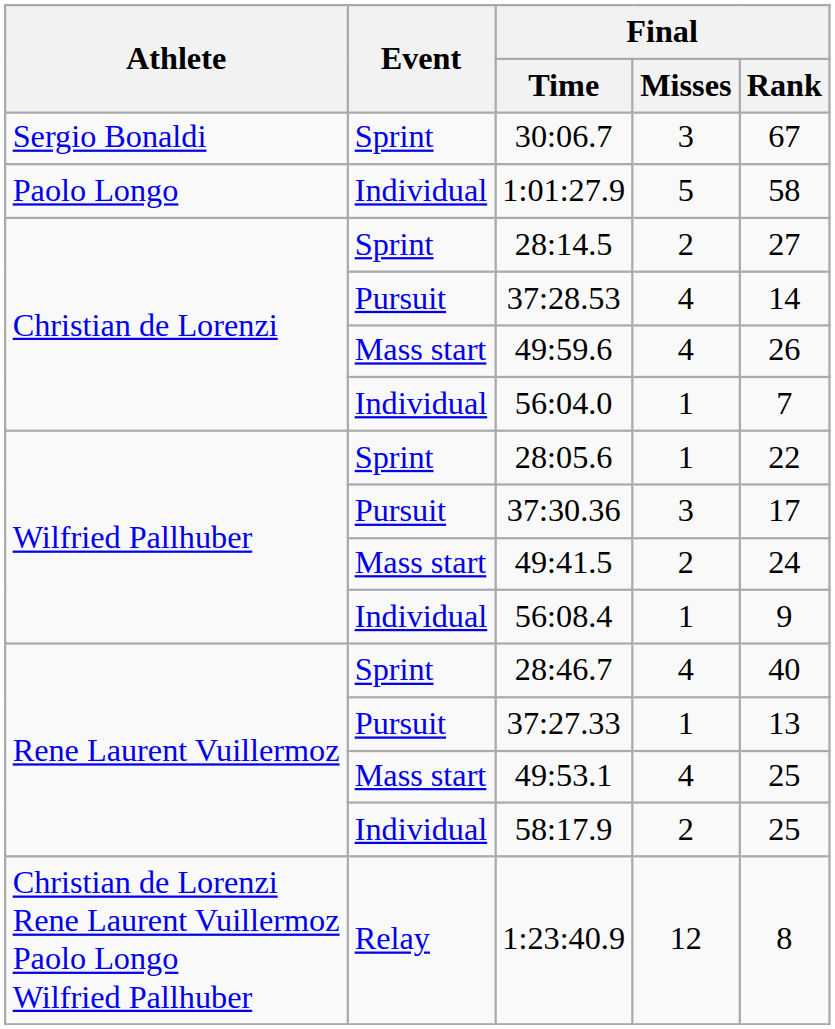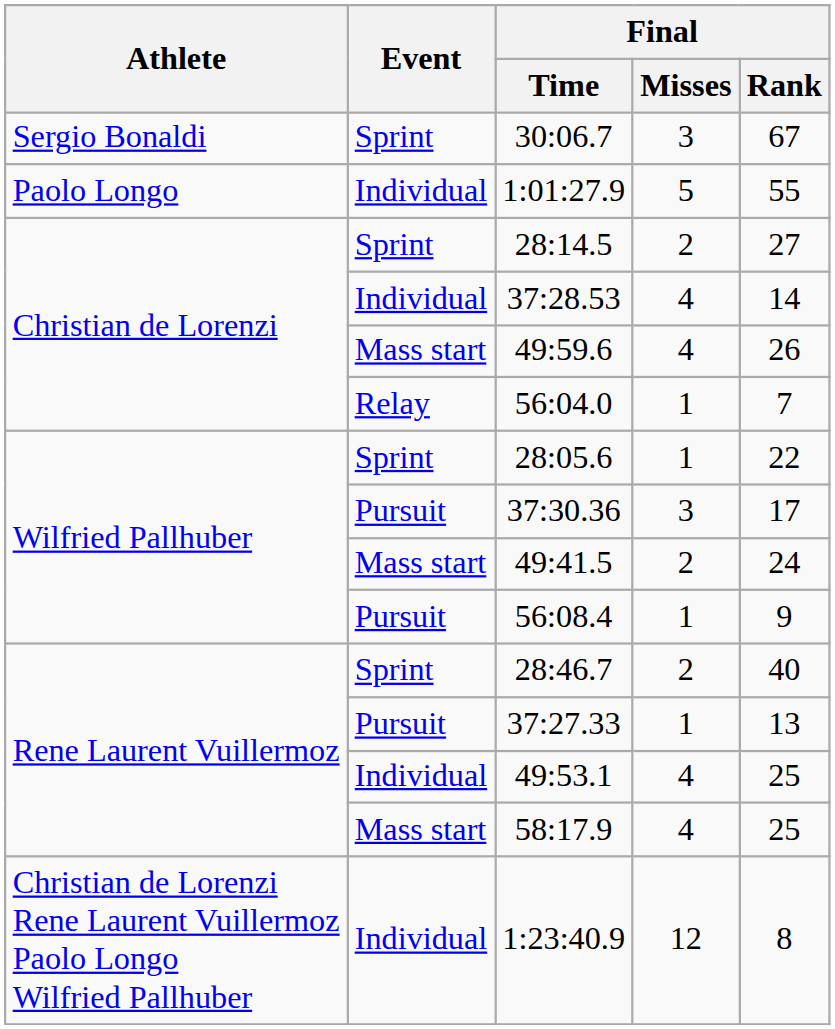(784, 191) 58 -> (784, 191) 55
(400, 297) Pursuit -> (421, 297) Individual
(421, 403) Individual -> (392, 403) Relay
(421, 616) Individual -> (400, 616) Pursuit
(686, 669) 4 -> (686, 669) 2
(421, 776) Mass start -> (421, 776) Individual
(421, 829) Individual -> (421, 829) Mass start
(686, 829) 2 -> (686, 829) 4
(392, 939) Relay -> (421, 939) Individual
